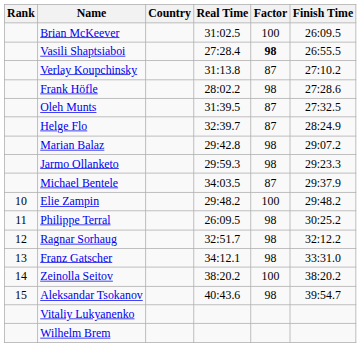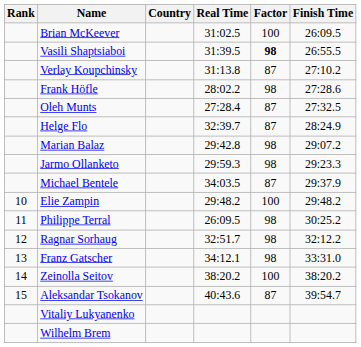(222, 51) 27:28.4 -> (222, 51) 31:39.5
(222, 107) 31:39.5 -> (222, 107) 27:28.4
(270, 295) 98 -> (270, 295) 87
